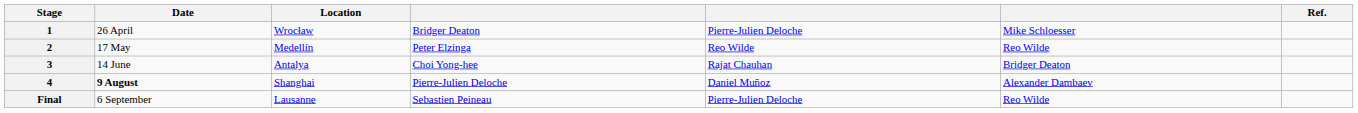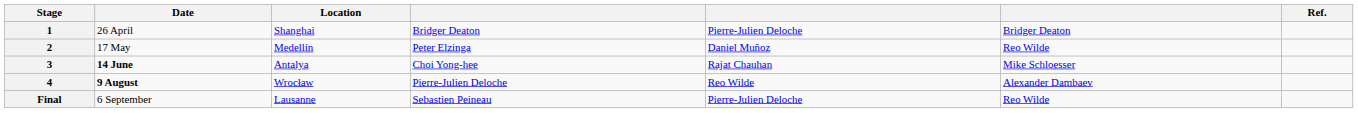(294, 30) Wrocław -> (294, 30) Shanghai
(1039, 30) Mike Schloesser -> (1037, 30) Bridger Deaton
(731, 47) Reo Wilde -> (739, 47) Daniel Muñoz
(114, 64) normal -> (115, 64) bold
(1037, 64) Bridger Deaton -> (1039, 64) Mike Schloesser
(294, 82) Shanghai -> (294, 82) Wrocław
(739, 82) Daniel Muñoz -> (731, 82) Reo Wilde
